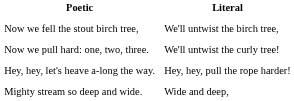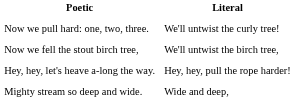rows swapped: (71, 29) <-> (77, 49)
